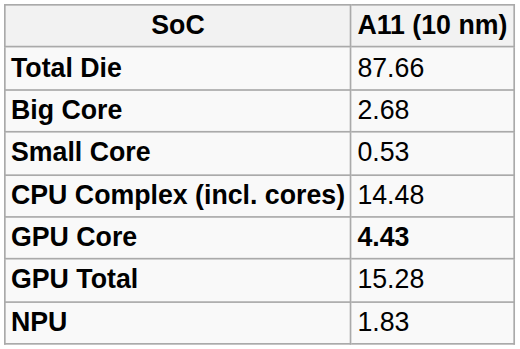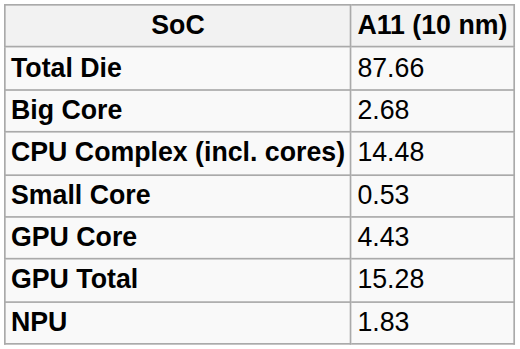rows swapped: (81, 152) <-> (178, 195)
(383, 237) bold -> (383, 237) normal
